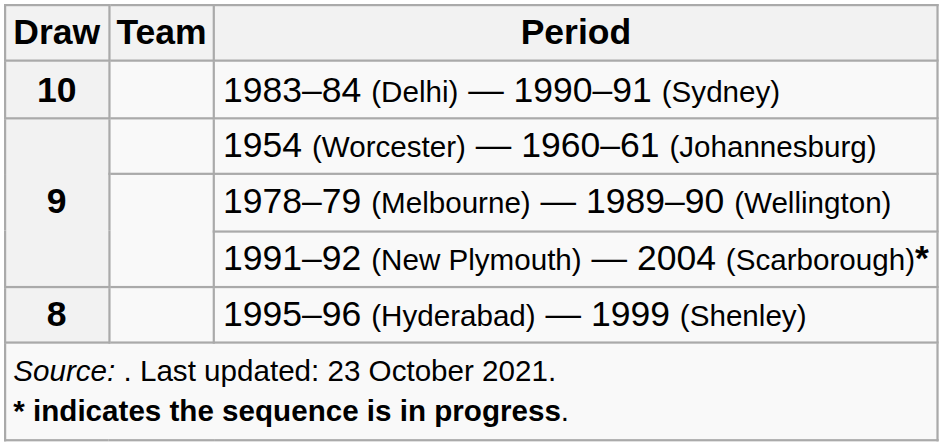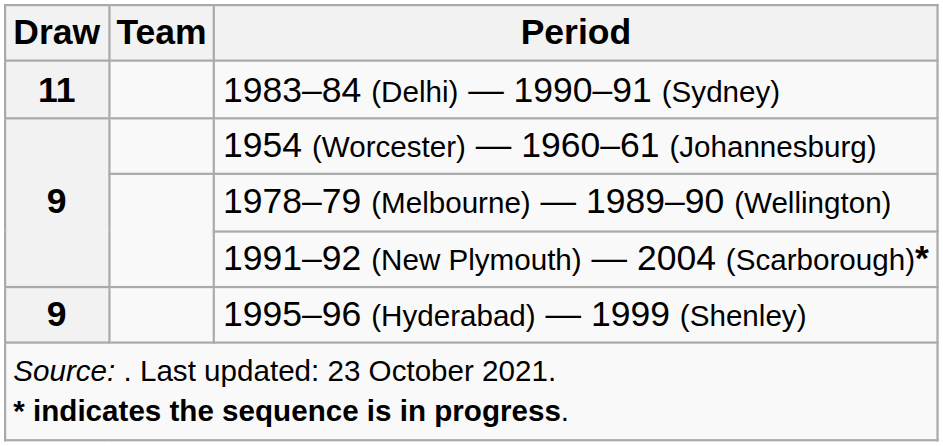(57, 88) 10 -> (57, 88) 11
(57, 314) 8 -> (57, 314) 9
